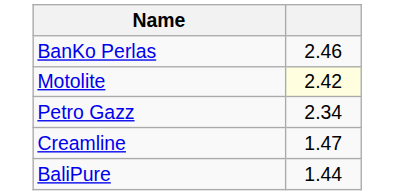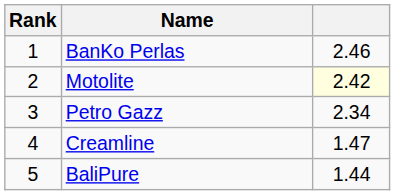+ column: (33, 20)
